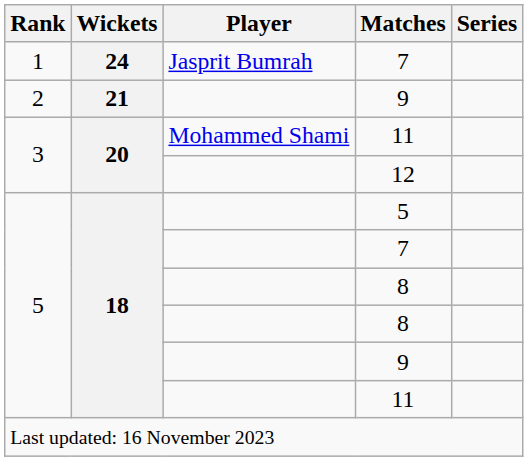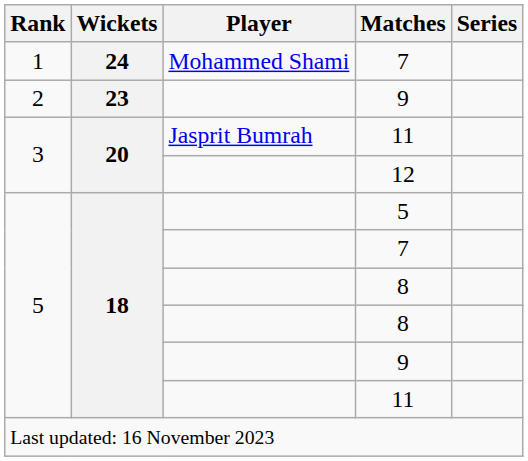(240, 60) Jasprit Bumrah -> (259, 60) Mohammed Shami
(117, 98) 21 -> (117, 98) 23
(259, 135) Mohammed Shami -> (240, 135) Jasprit Bumrah
